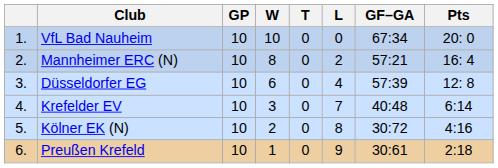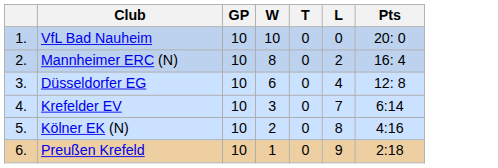- column: (390, 15)
